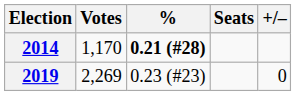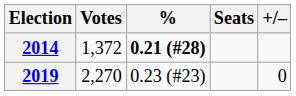(102, 47) 1,170 -> (102, 47) 1,372
(102, 76) 2,269 -> (102, 76) 2,270
